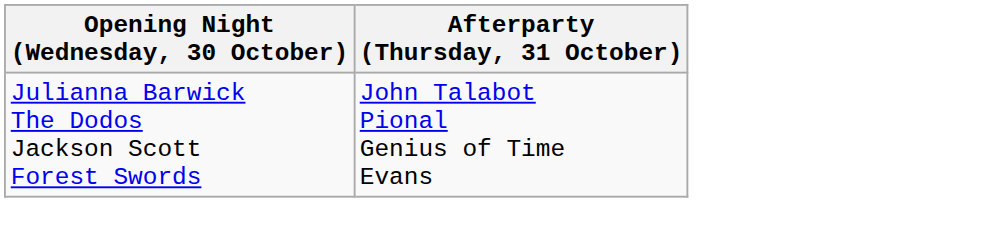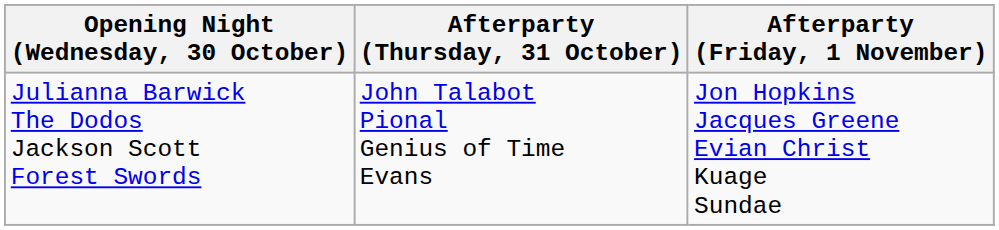+ column: (841, 39)
